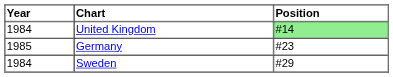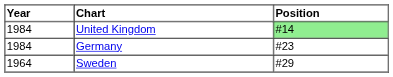(19, 46) 1985 -> (19, 46) 1984
(19, 63) 1984 -> (19, 63) 1964
